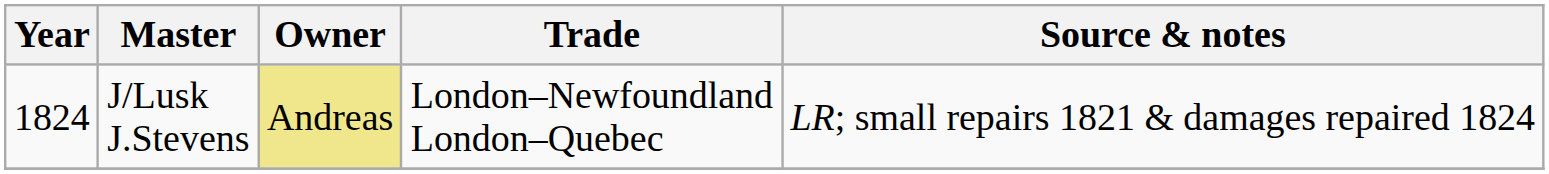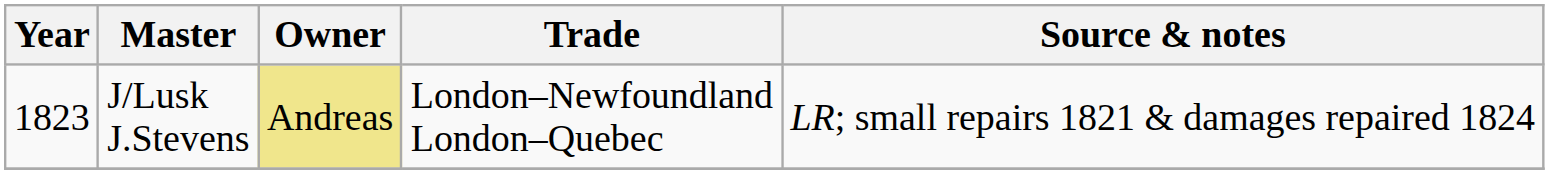(52, 116) 1824 -> (52, 116) 1823
